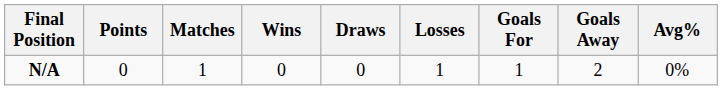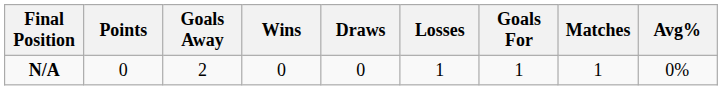columns swapped: (202, 30) <-> (598, 30)
